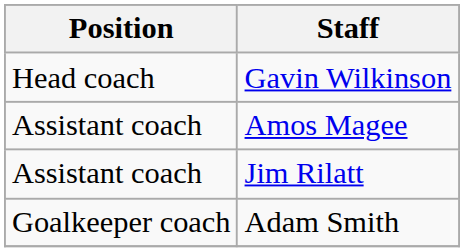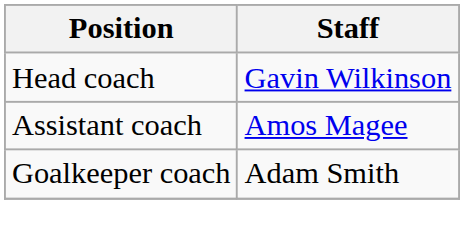- row: (304, 173)
